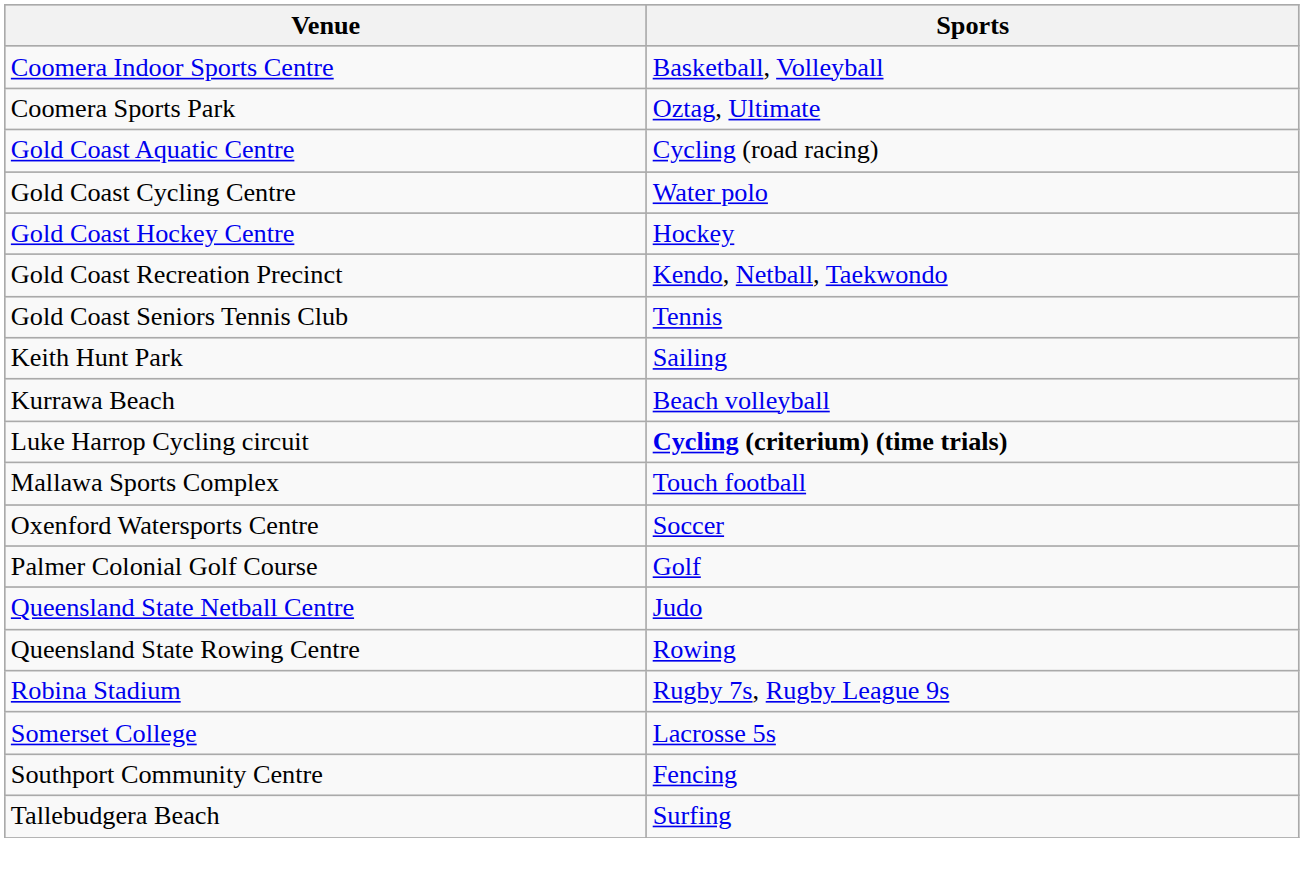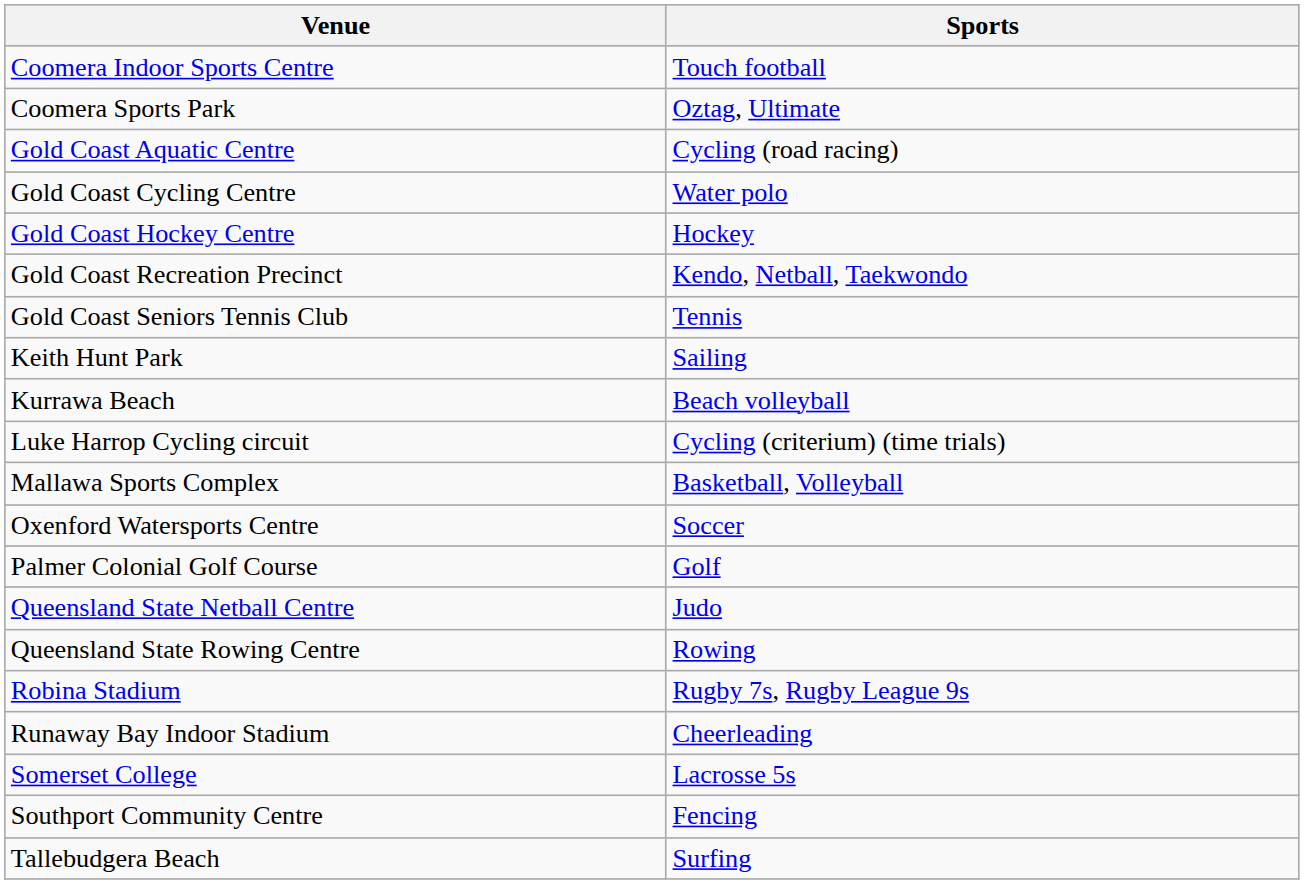(768, 66) Basketball, Volleyball -> (749, 66) Touch football
(830, 441) bold -> (839, 441) normal
(729, 483) Touch football -> (788, 483) Basketball, Volleyball
+ row: (170, 732)
